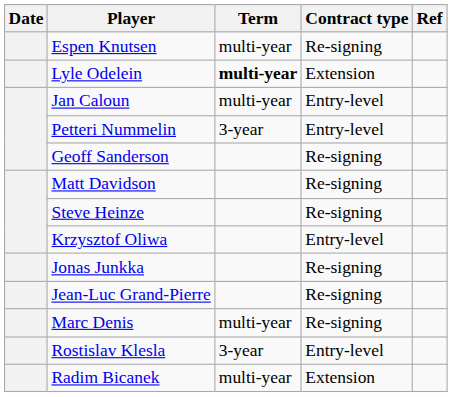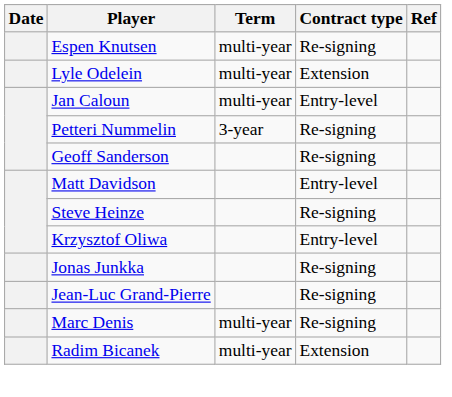(258, 73) bold -> (255, 73) normal
(345, 128) Entry-level -> (338, 128) Re-signing
(344, 184) Re-signing -> (339, 184) Entry-level
- row: (108, 350)
